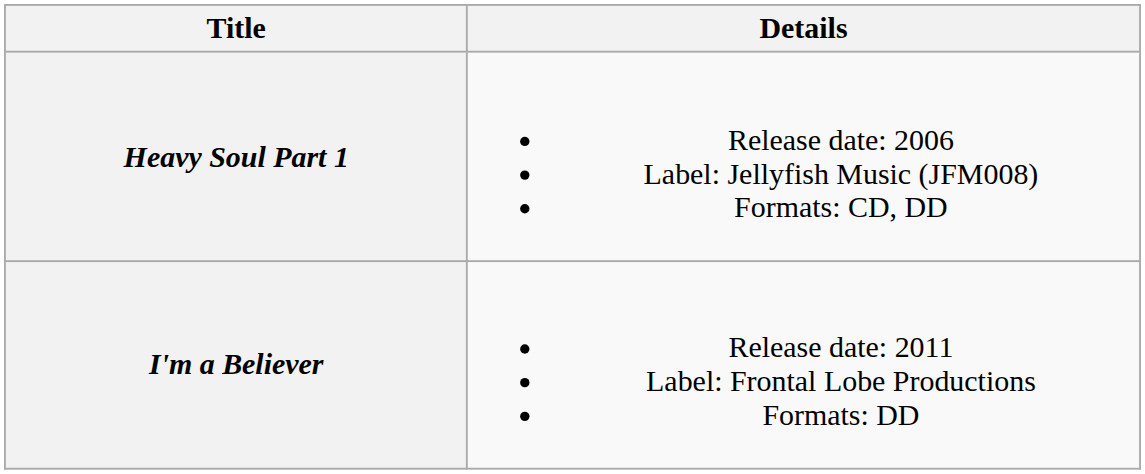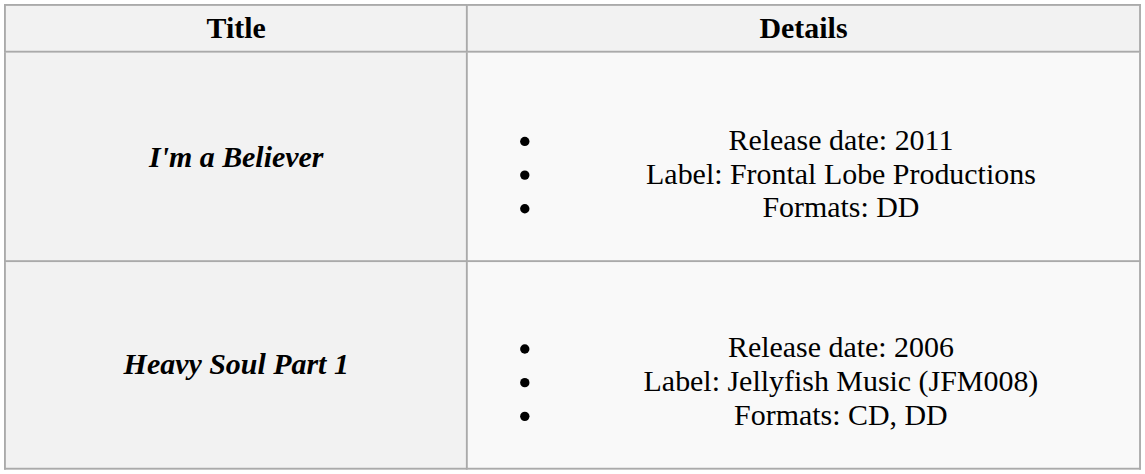rows swapped: (236, 156) <-> (236, 364)
